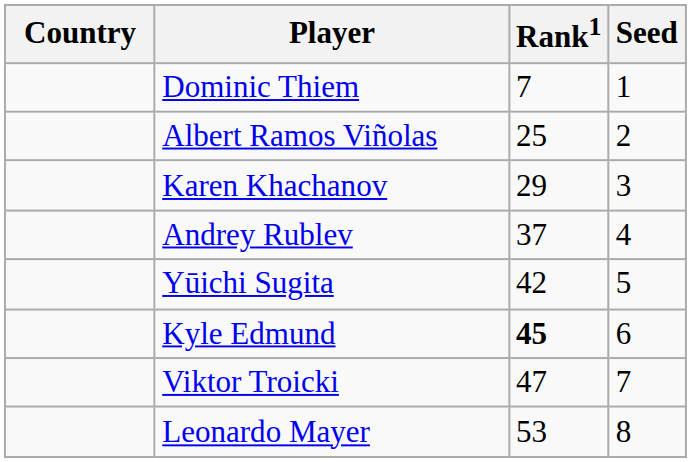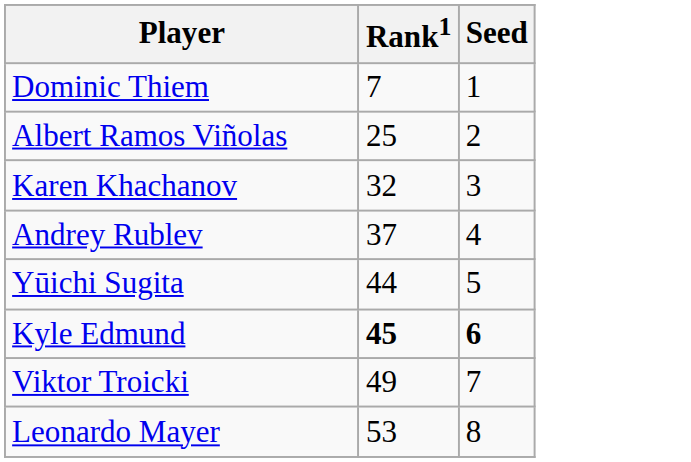- column: (80, 33)
(532, 185) 29 -> (381, 185) 32
(532, 283) 42 -> (381, 283) 44
(624, 332) normal -> (473, 332) bold
(532, 382) 47 -> (381, 382) 49
